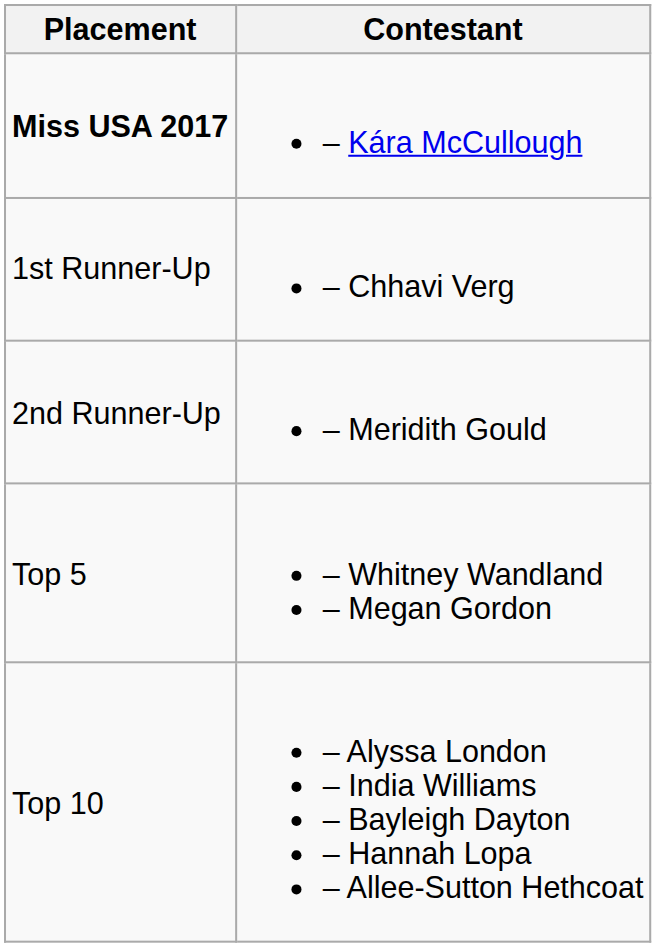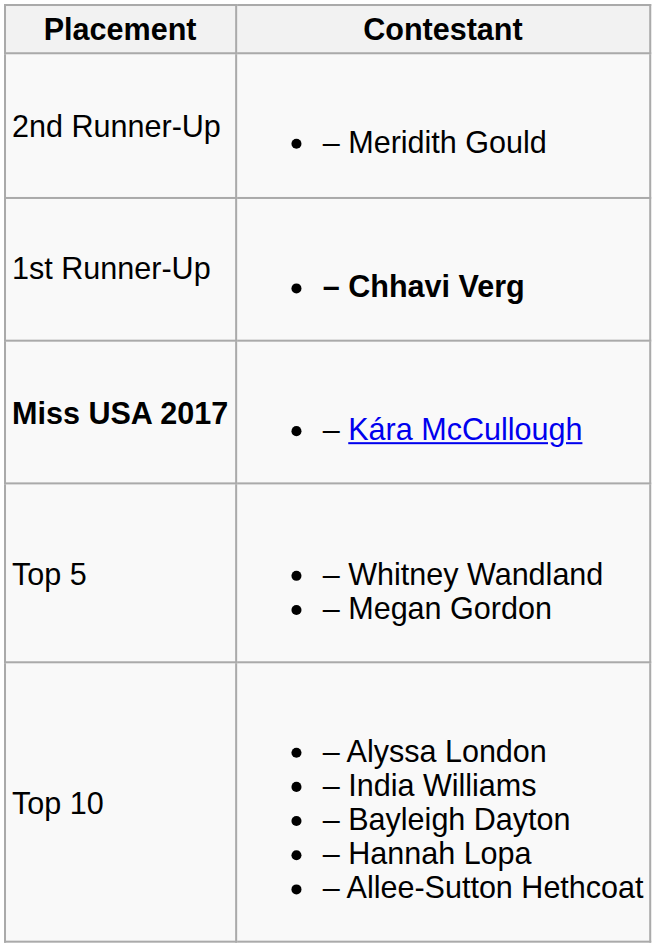rows swapped: (120, 125) <-> (116, 413)
(443, 286) normal -> (443, 286) bold
